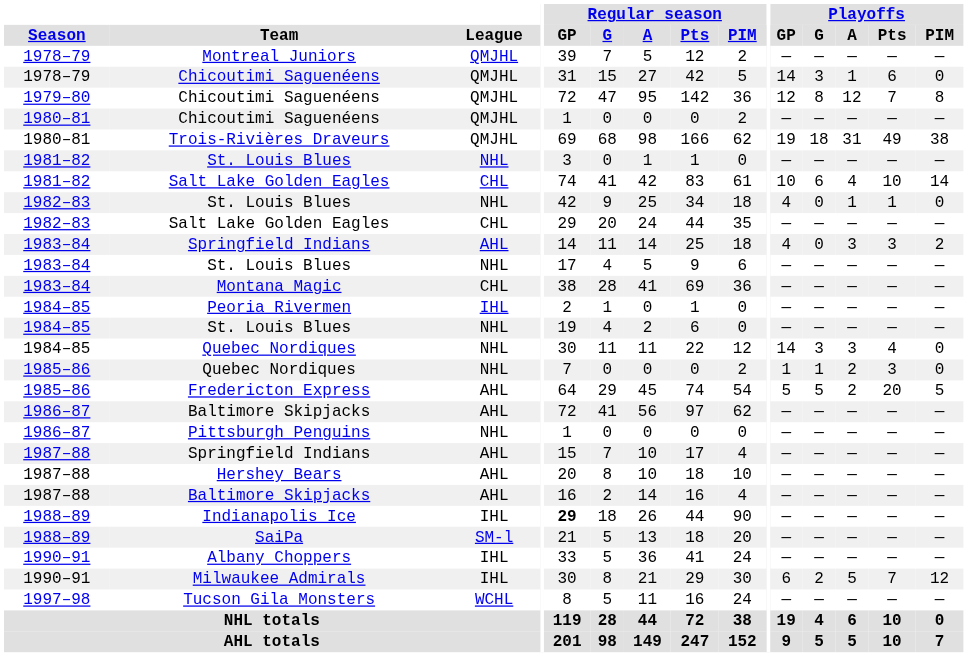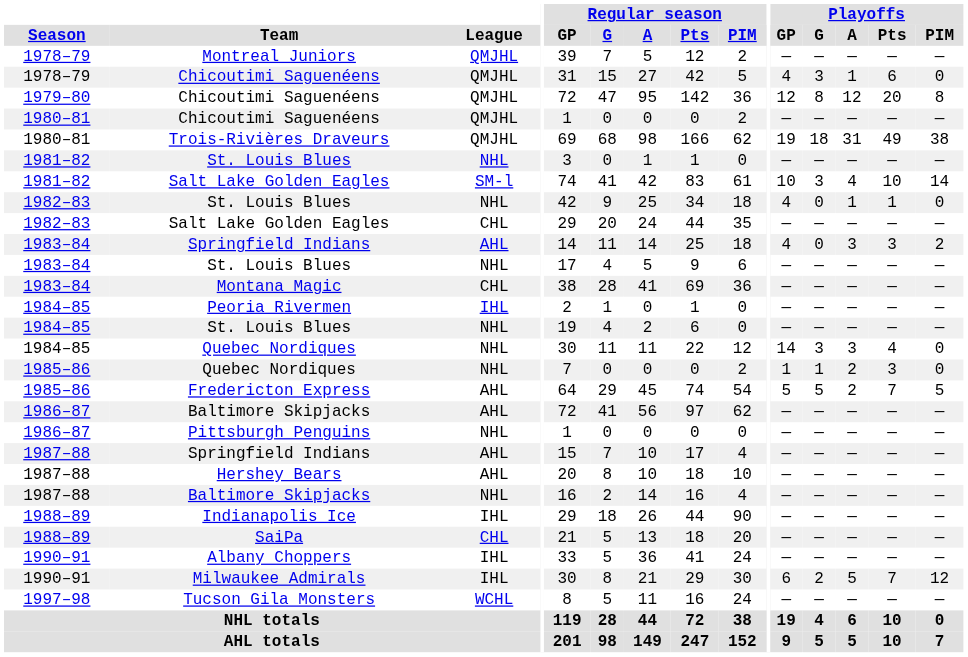(786, 77) 14 -> (786, 77) 4
(892, 98) 7 -> (892, 98) 20
(494, 182) CHL -> (494, 182) SM-l
(819, 182) 6 -> (819, 182) 3
(892, 391) 20 -> (892, 391) 7
(494, 495) AHL -> (494, 495) NHL
(567, 516) bold -> (567, 516) normal
(494, 537) SM-l -> (494, 537) CHL
